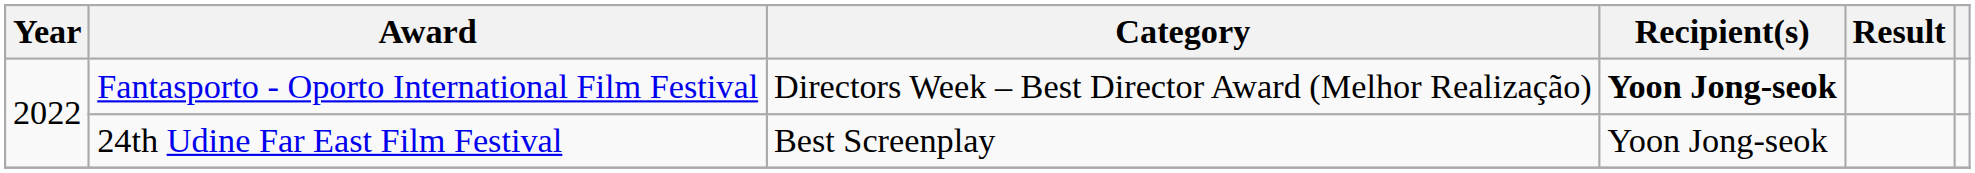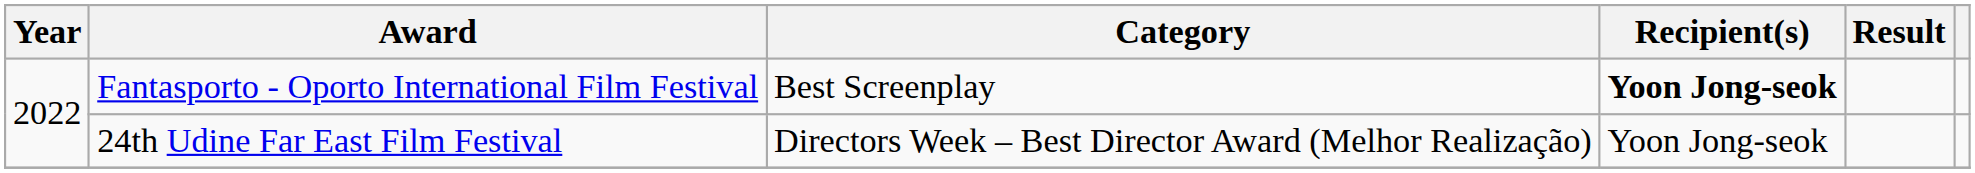(1183, 85) Directors Week – Best Director Award (Melhor Realização) -> (885, 85) Best Screenplay
(885, 140) Best Screenplay -> (1183, 140) Directors Week – Best Director Award (Melhor Realização)
